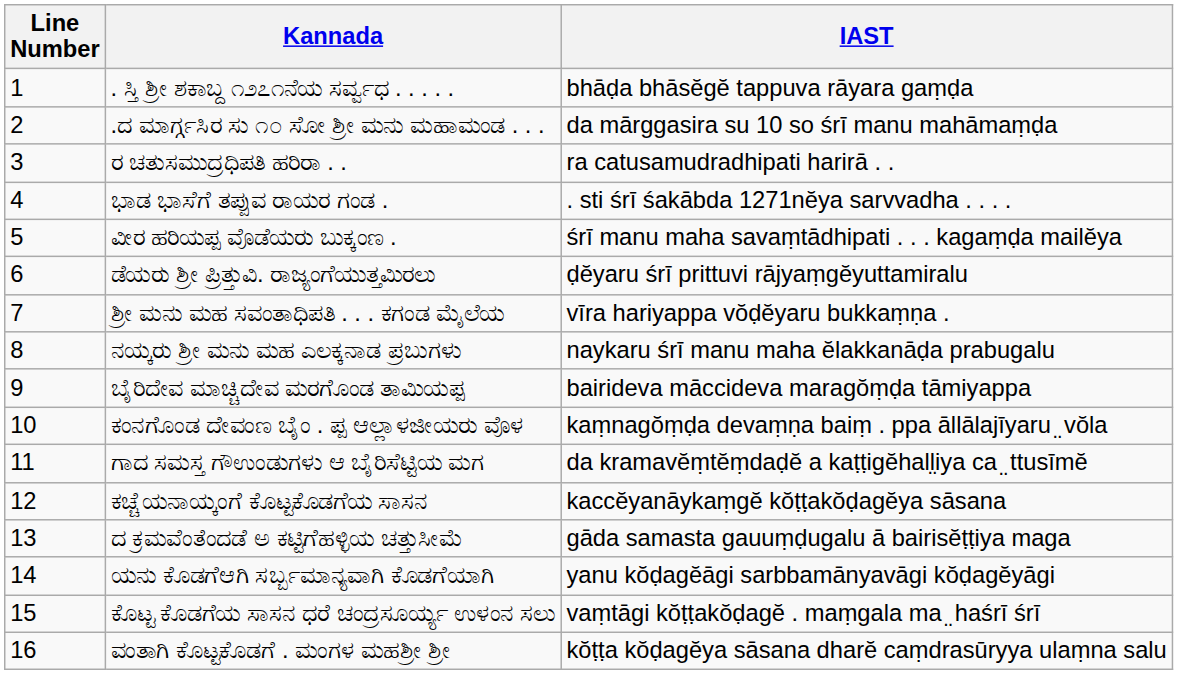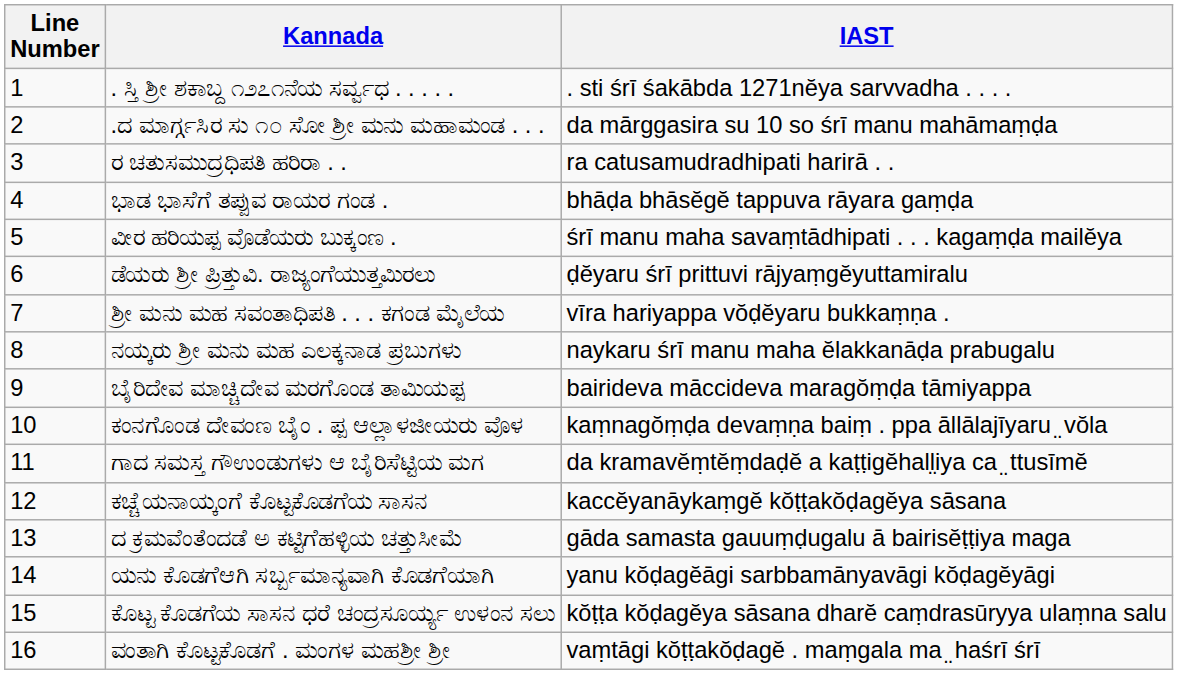(770, 87) bhāḍa bhāsĕgĕ tappuva rāyara gaṃḍa -> (789, 87) . sti śrī śakābda 1271nĕya sarvvadha . . . .
(789, 200) . sti śrī śakābda 1271nĕya sarvvadha . . . . -> (770, 200) bhāḍa bhāsĕgĕ tappuva rāyara gaṃḍa
(803, 613) vaṃtāgi kŏṭṭakŏḍagĕ . maṃgala ma ̤ haśrī śrī -> (867, 613) kŏṭṭa kŏḍagĕya sāsana dharĕ caṃdrasūryya ulaṃna salu
(867, 650) kŏṭṭa kŏḍagĕya sāsana dharĕ caṃdrasūryya ulaṃna salu -> (803, 650) vaṃtāgi kŏṭṭakŏḍagĕ . maṃgala ma ̤ haśrī śrī
